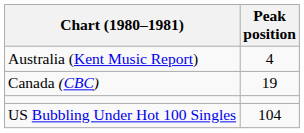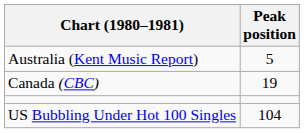(270, 58) 4 -> (270, 58) 5
